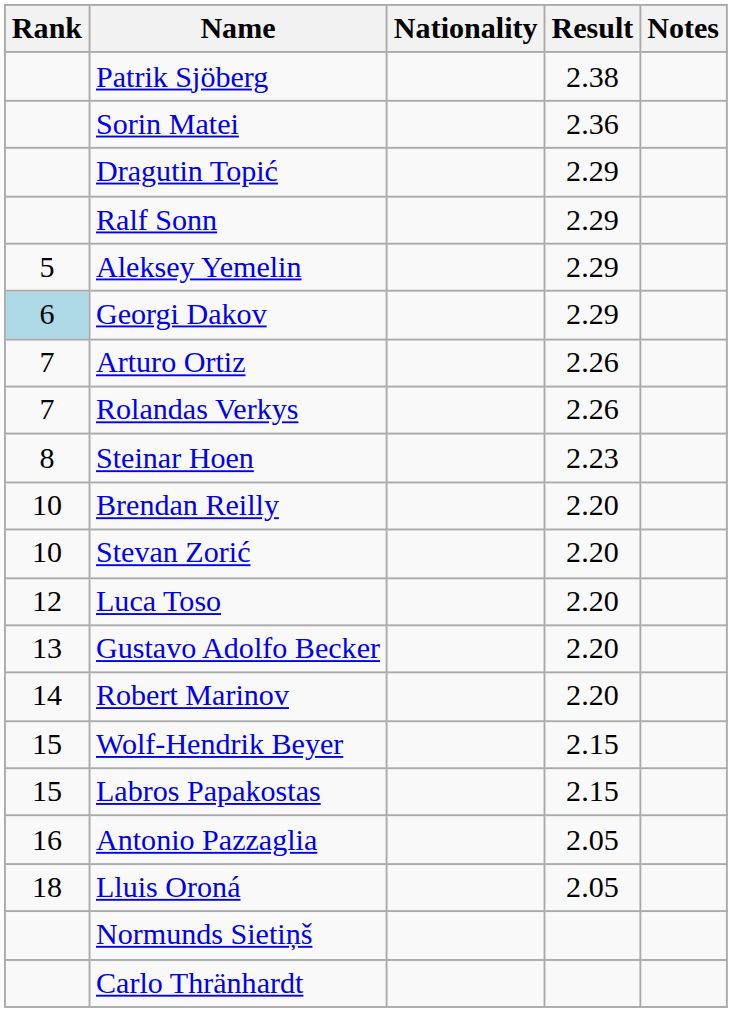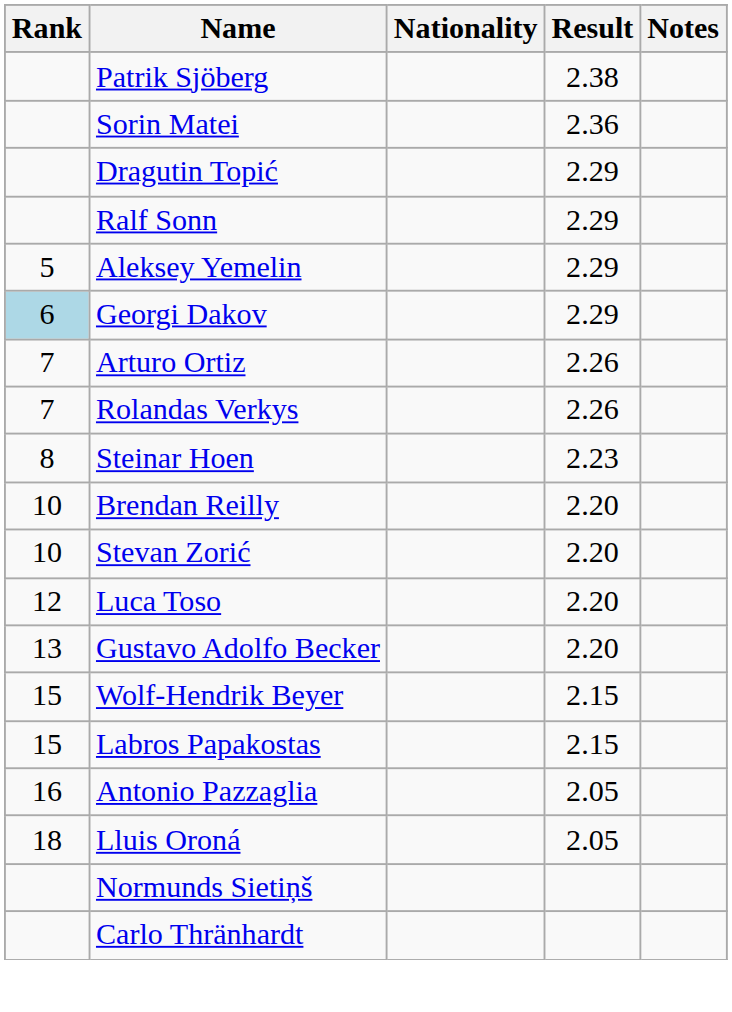- row: (192, 696)
